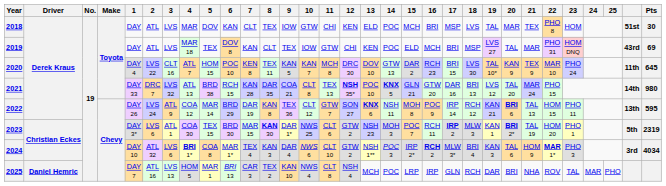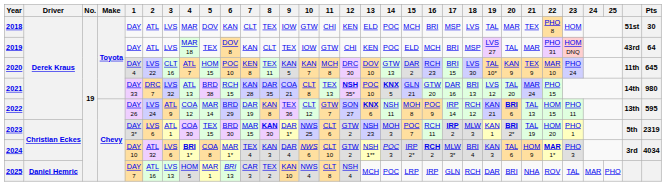(651, 47) 69 -> (651, 47) 64
